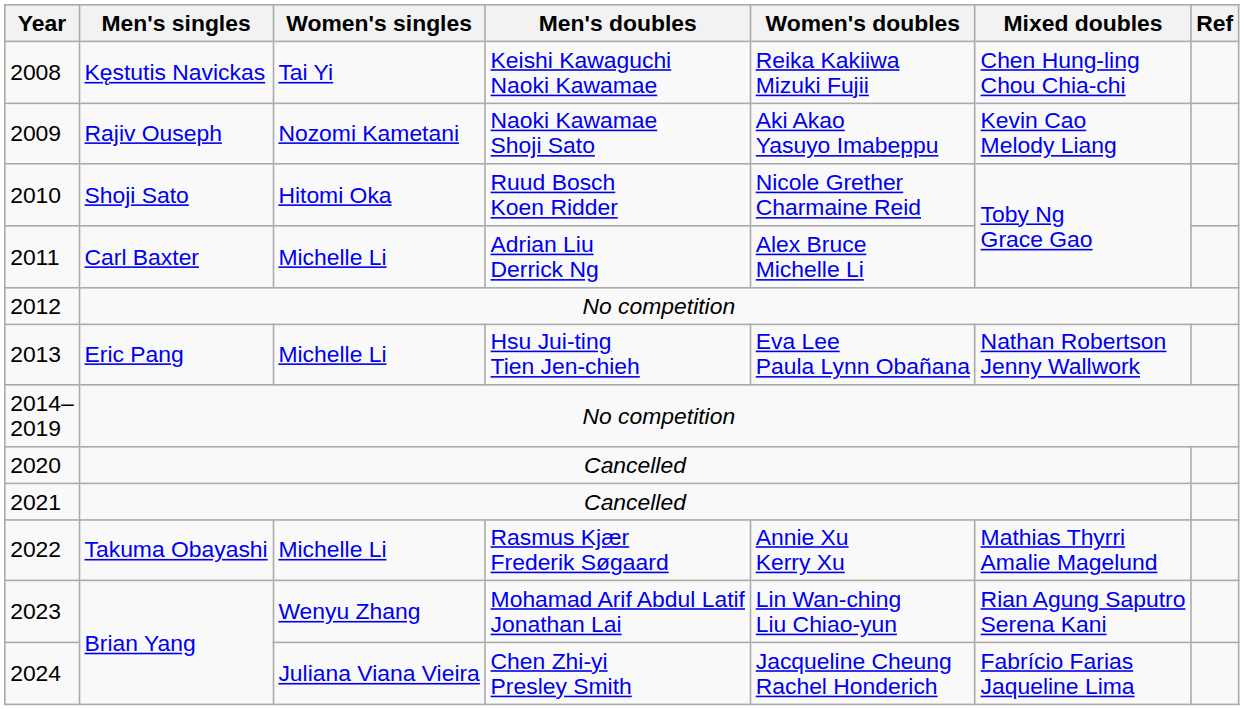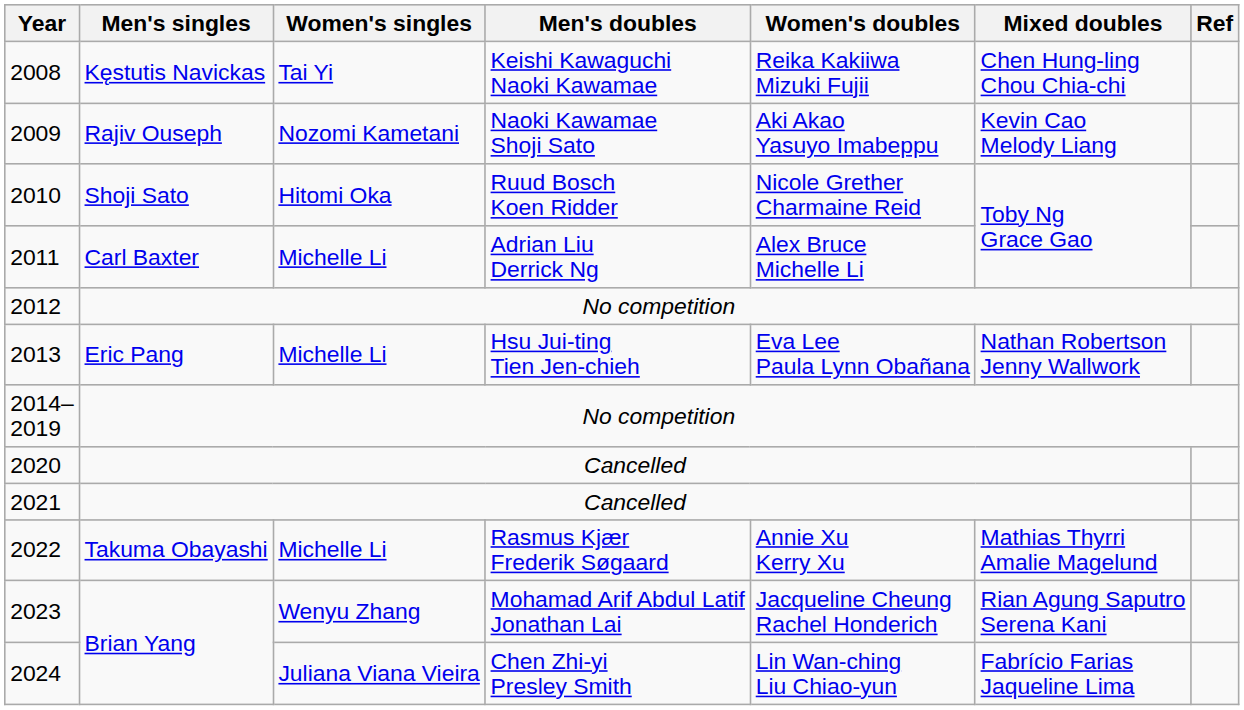(828, 612) Lin Wan-ching Liu Chiao-yun -> (854, 612) Jacqueline Cheung Rachel Honderich
(854, 674) Jacqueline Cheung Rachel Honderich -> (828, 674) Lin Wan-ching Liu Chiao-yun
